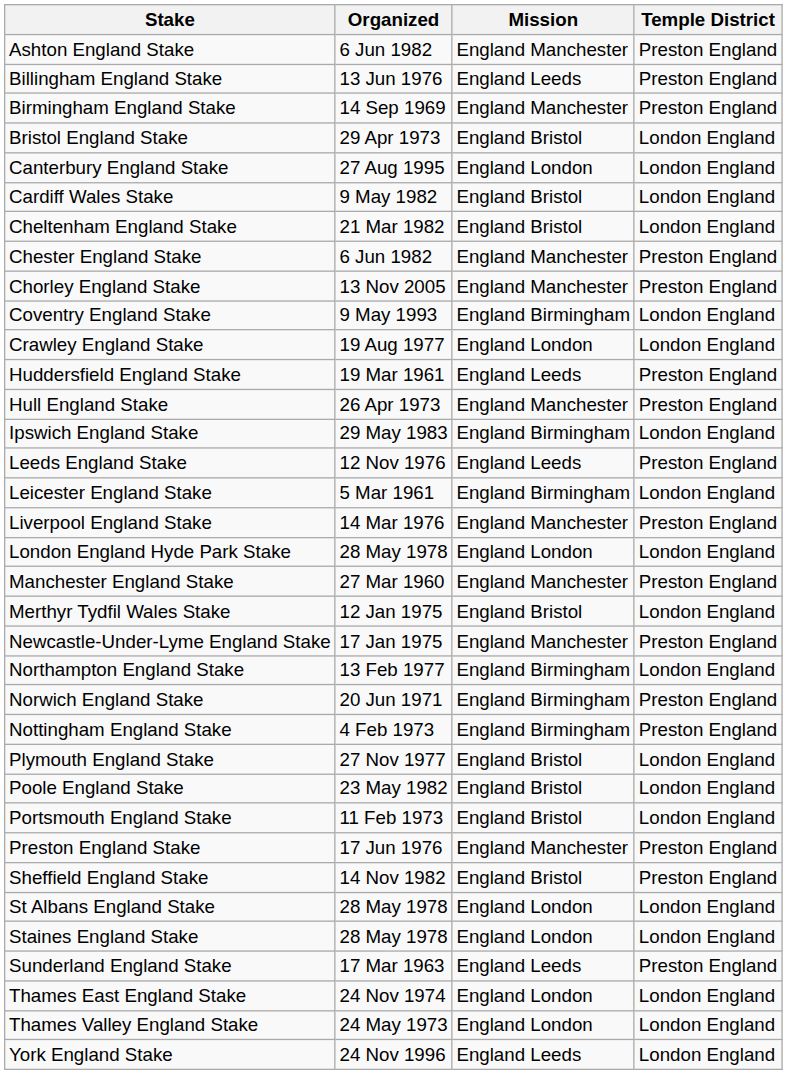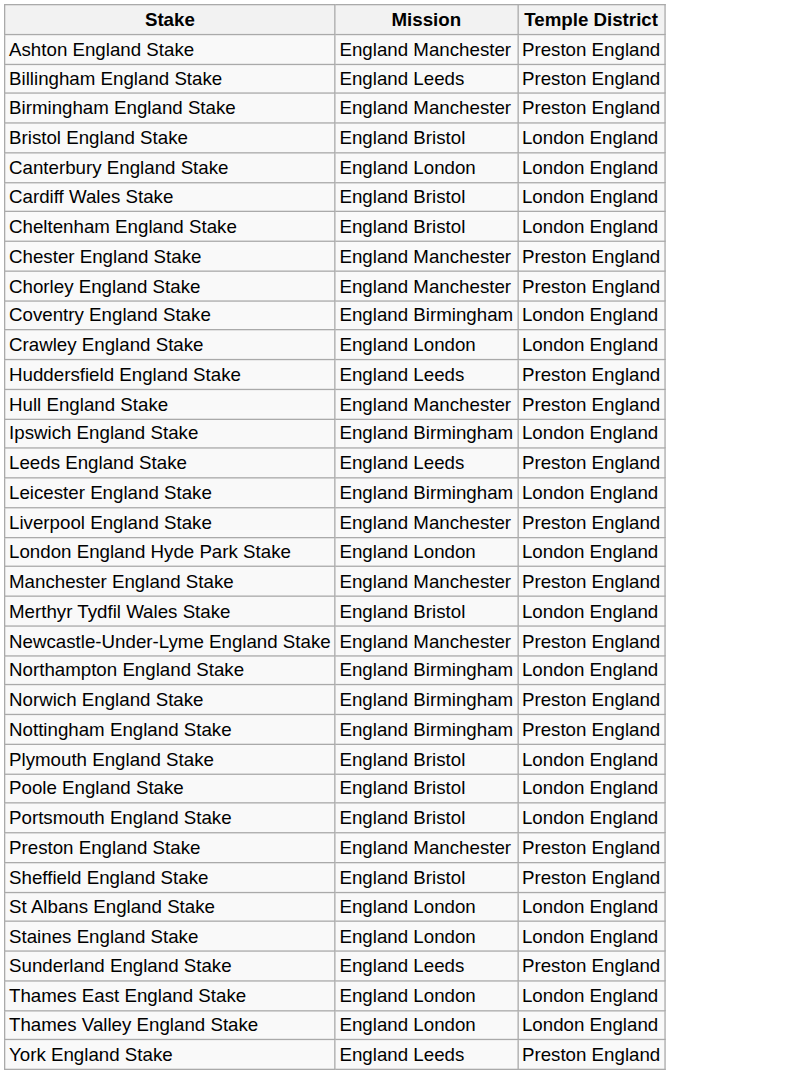- column: (394, 20)
(707, 1055) London England -> (591, 1055) Preston England
